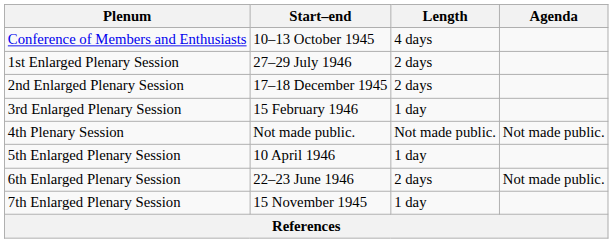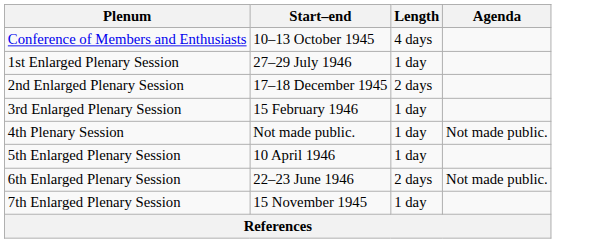(413, 62) 2 days -> (410, 62) 1 day
(445, 132) Not made public. -> (410, 132) 1 day
